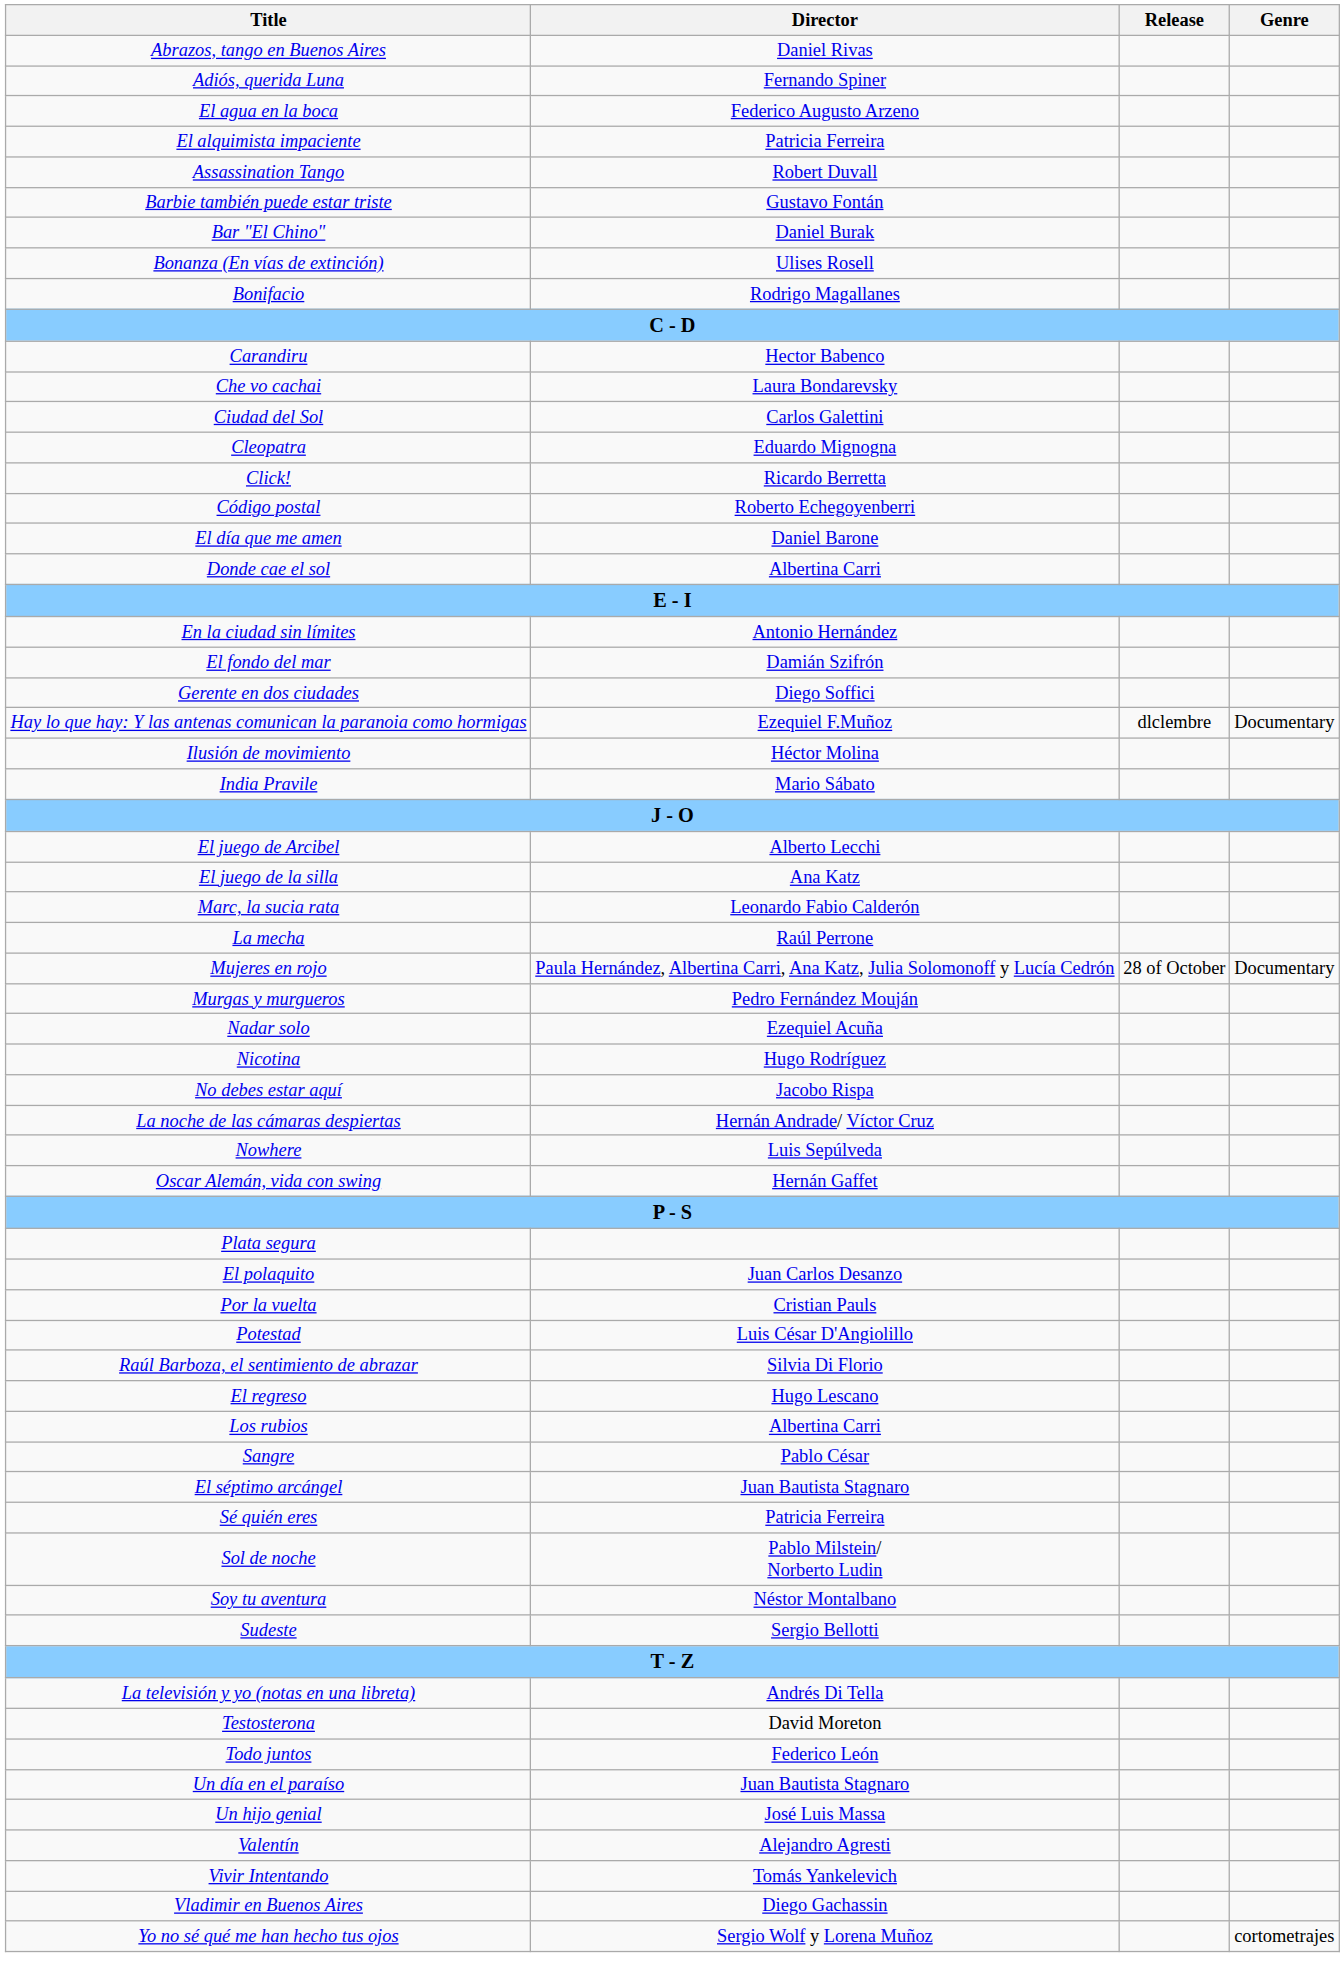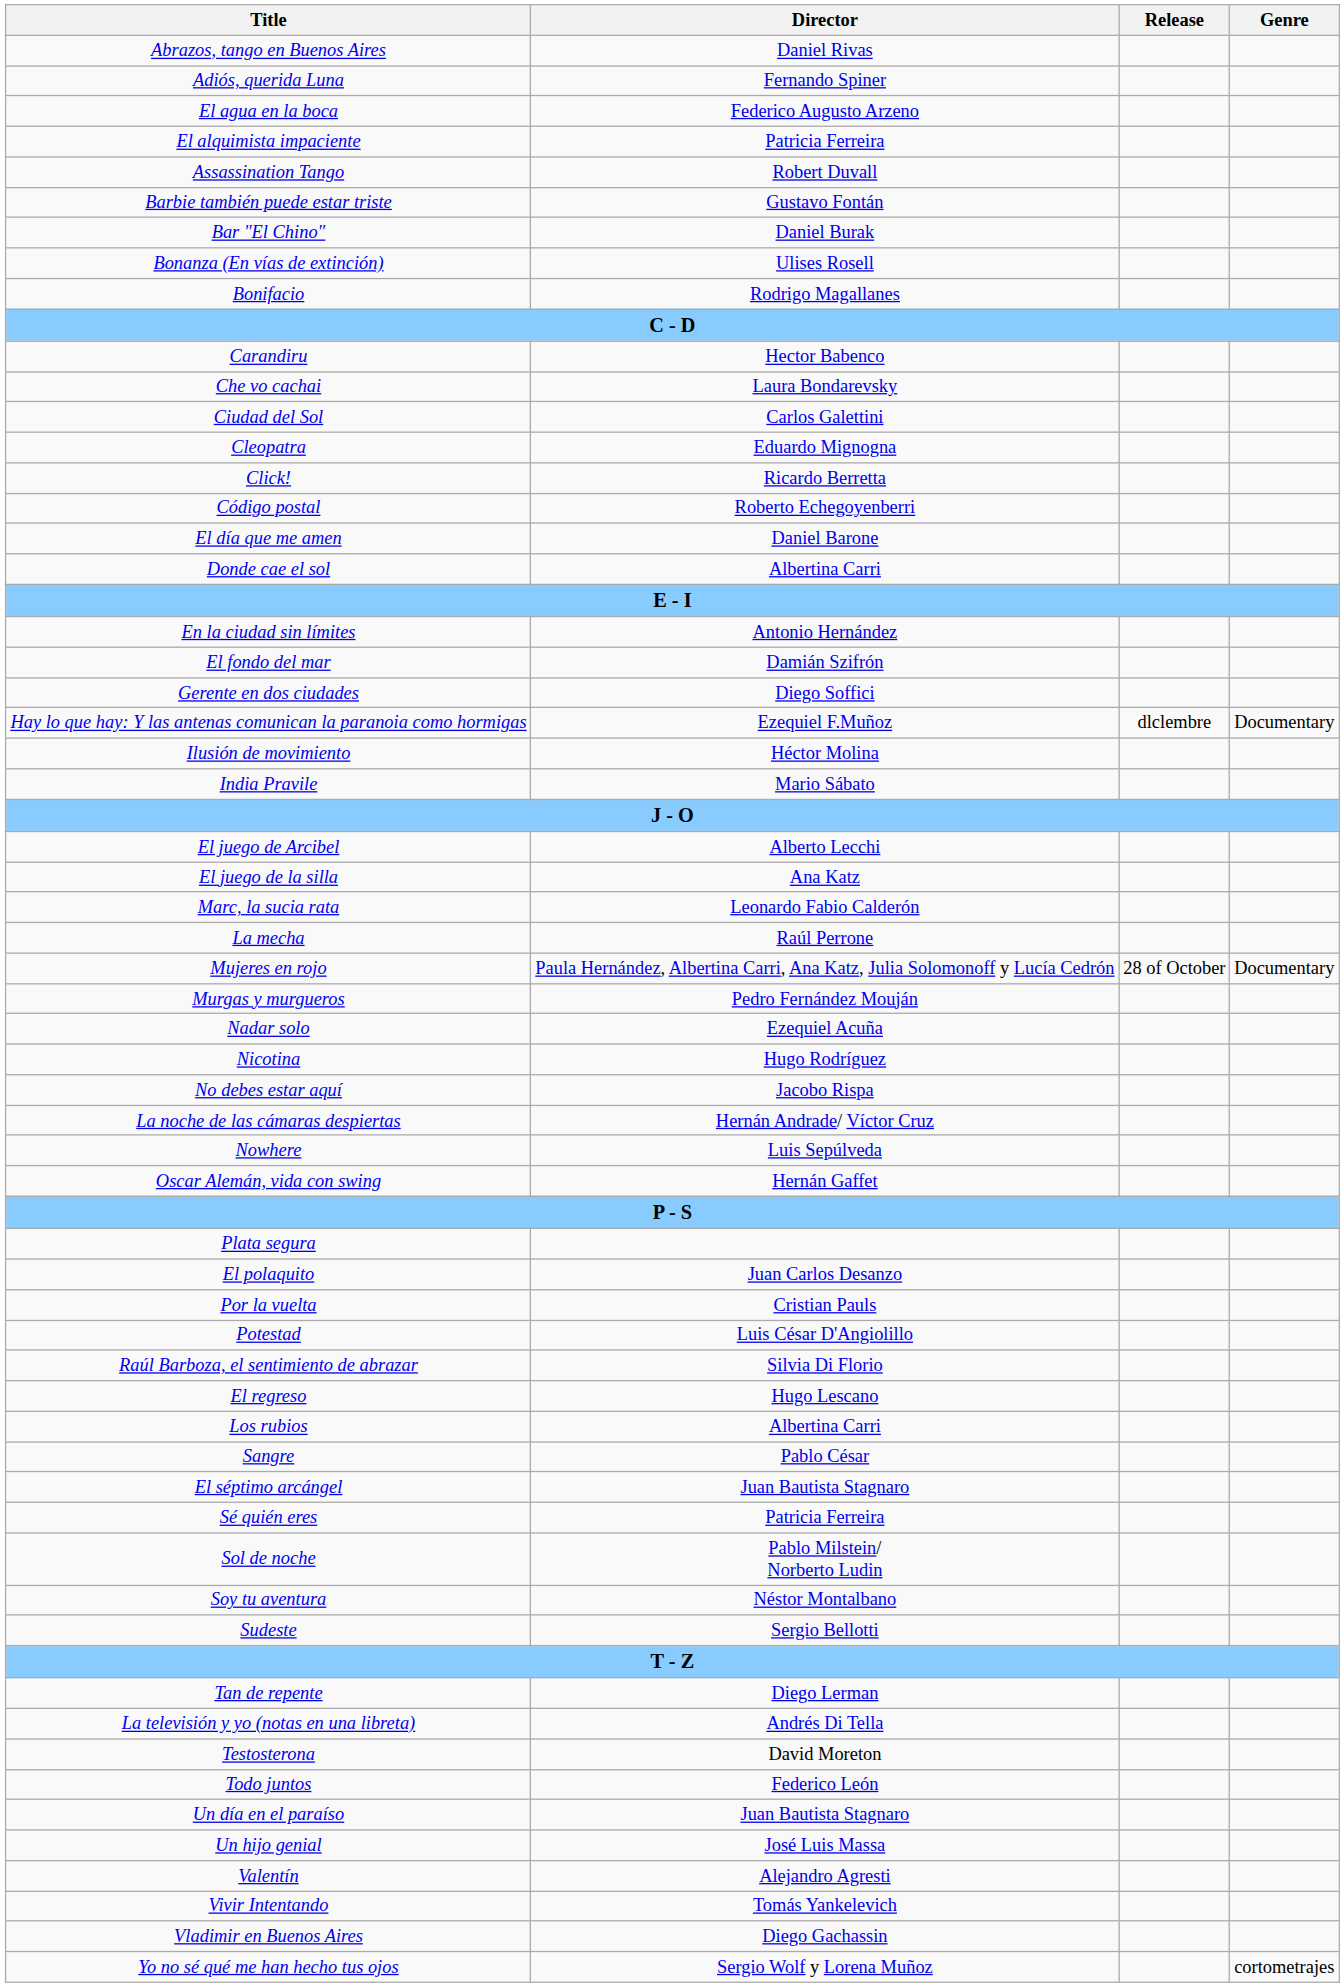+ row: (268, 1693)
